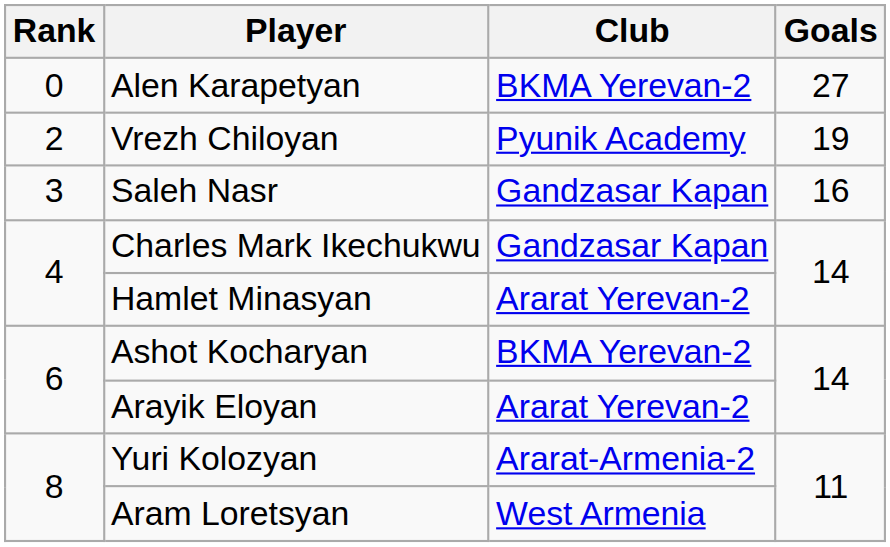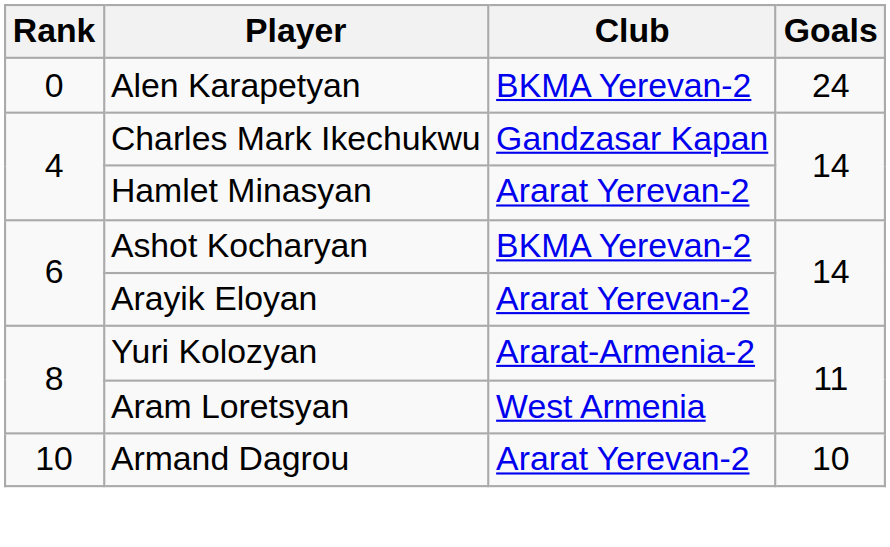(831, 84) 27 -> (831, 84) 24
- row: (225, 138)
- row: (194, 191)
+ row: (230, 459)
